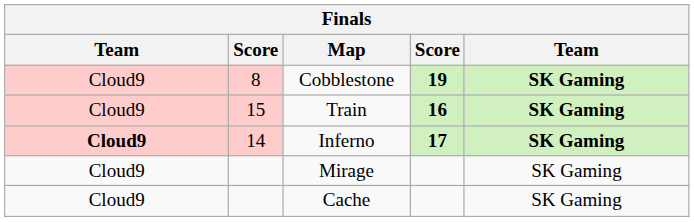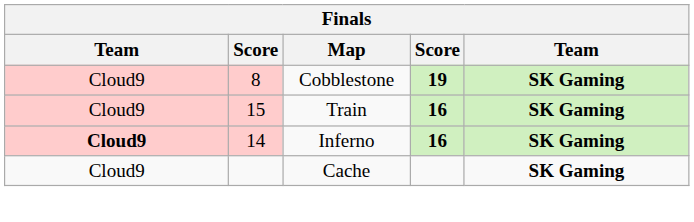(437, 140) 17 -> (437, 140) 16
- row: (347, 170)
(576, 200) normal -> (576, 170) bold
